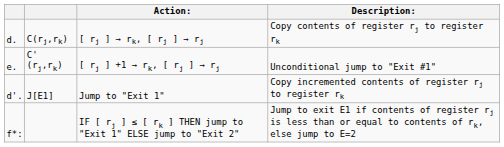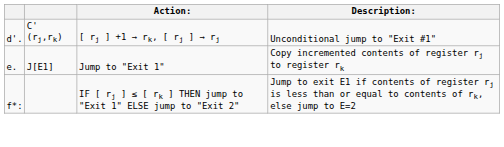- row: (47, 39)
(12, 67) e. -> (15, 38) d'.
(15, 96) d'. -> (12, 67) e.
